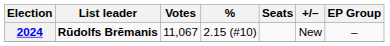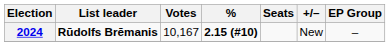(181, 32) 11,067 -> (181, 32) 10,167
(230, 32) normal -> (231, 32) bold
